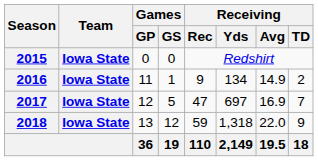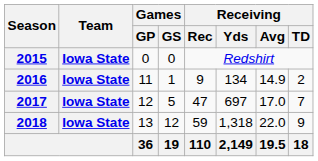(272, 101) 16.9 -> (272, 101) 17.0
